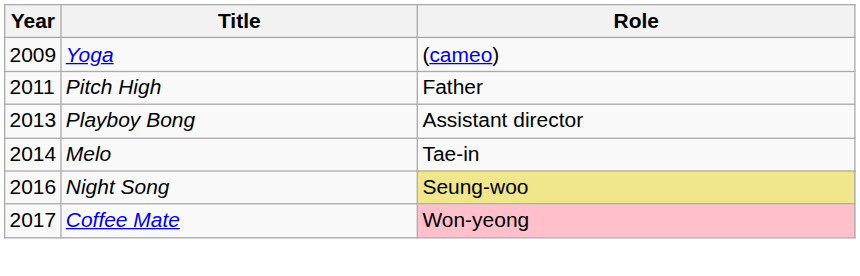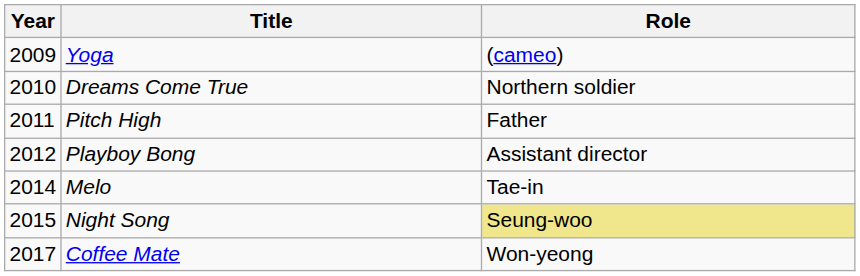+ row: (157, 87)
(33, 120) 2013 -> (33, 154) 2012
(33, 187) 2016 -> (33, 220) 2015
(476, 220) pink background -> (540, 253) no background
